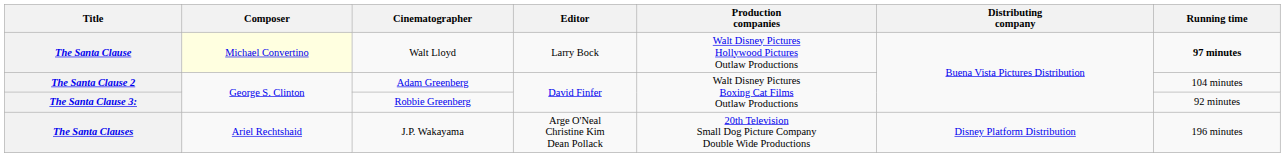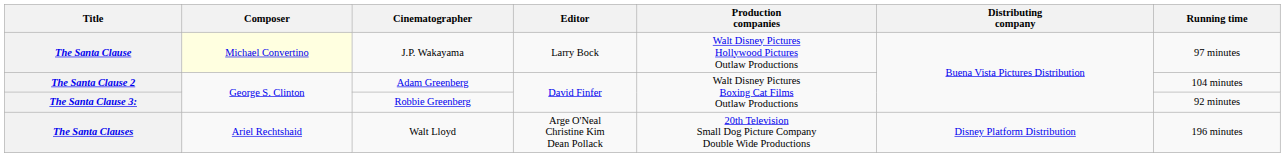(433, 52) Walt Lloyd -> (433, 52) J.P. Wakayama
(1217, 52) bold -> (1217, 52) normal
(433, 132) J.P. Wakayama -> (433, 132) Walt Lloyd
